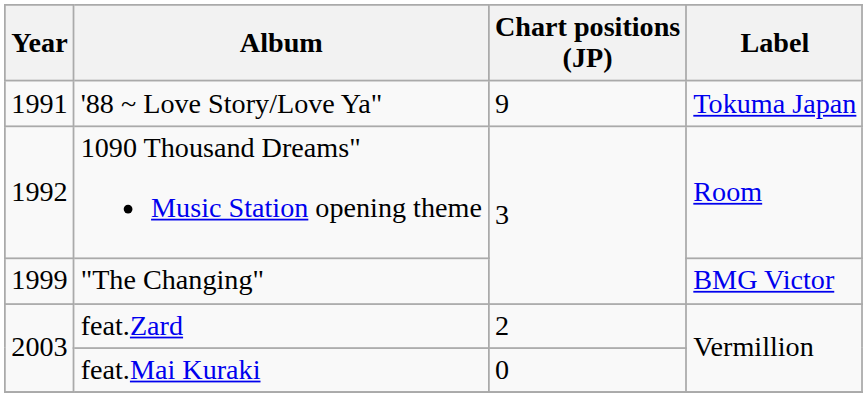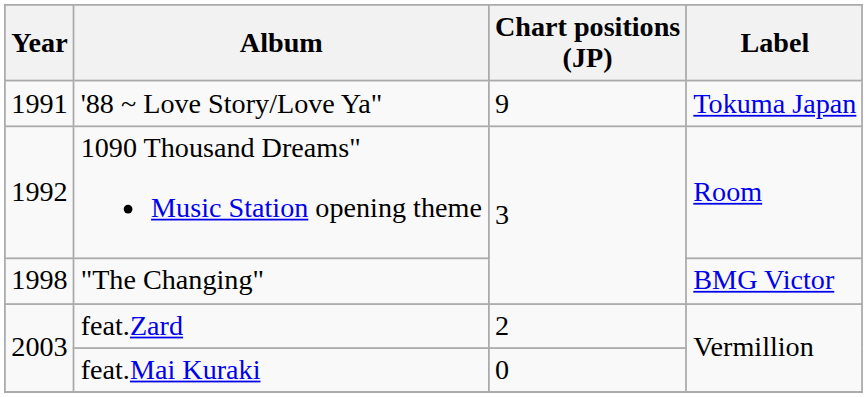(40, 280) 1999 -> (40, 280) 1998
